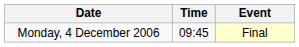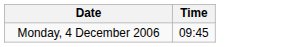- column: (255, 13)
